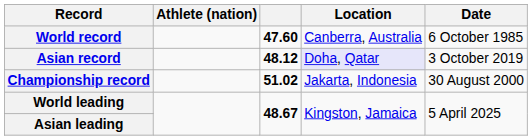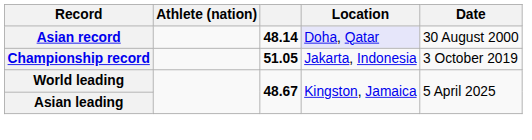- row: (79, 37)
(281, 59) 48.12 -> (281, 37) 48.14
(476, 59) 3 October 2019 -> (471, 37) 30 August 2000
(281, 80) 51.02 -> (281, 59) 51.05
(476, 80) 30 August 2000 -> (470, 59) 3 October 2019
